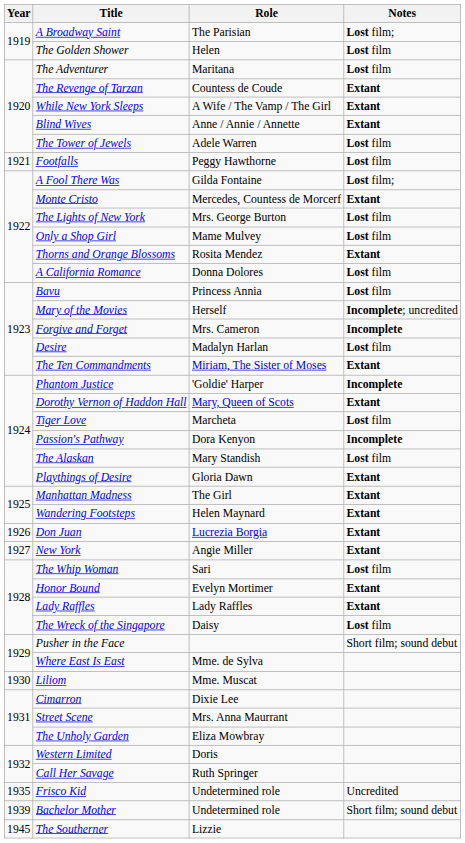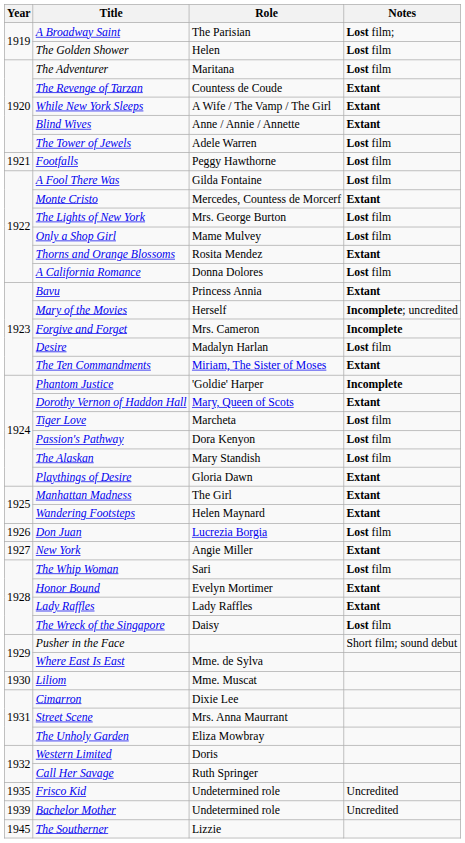(370, 180) Lost film; -> (369, 180) Lost film
(369, 291) Lost film -> (363, 291) Extant
(374, 439) Incomplete -> (369, 439) Lost film
(363, 532) Extant -> (369, 532) Lost film
(402, 810) Short film; sound debut -> (372, 810) Uncredited
